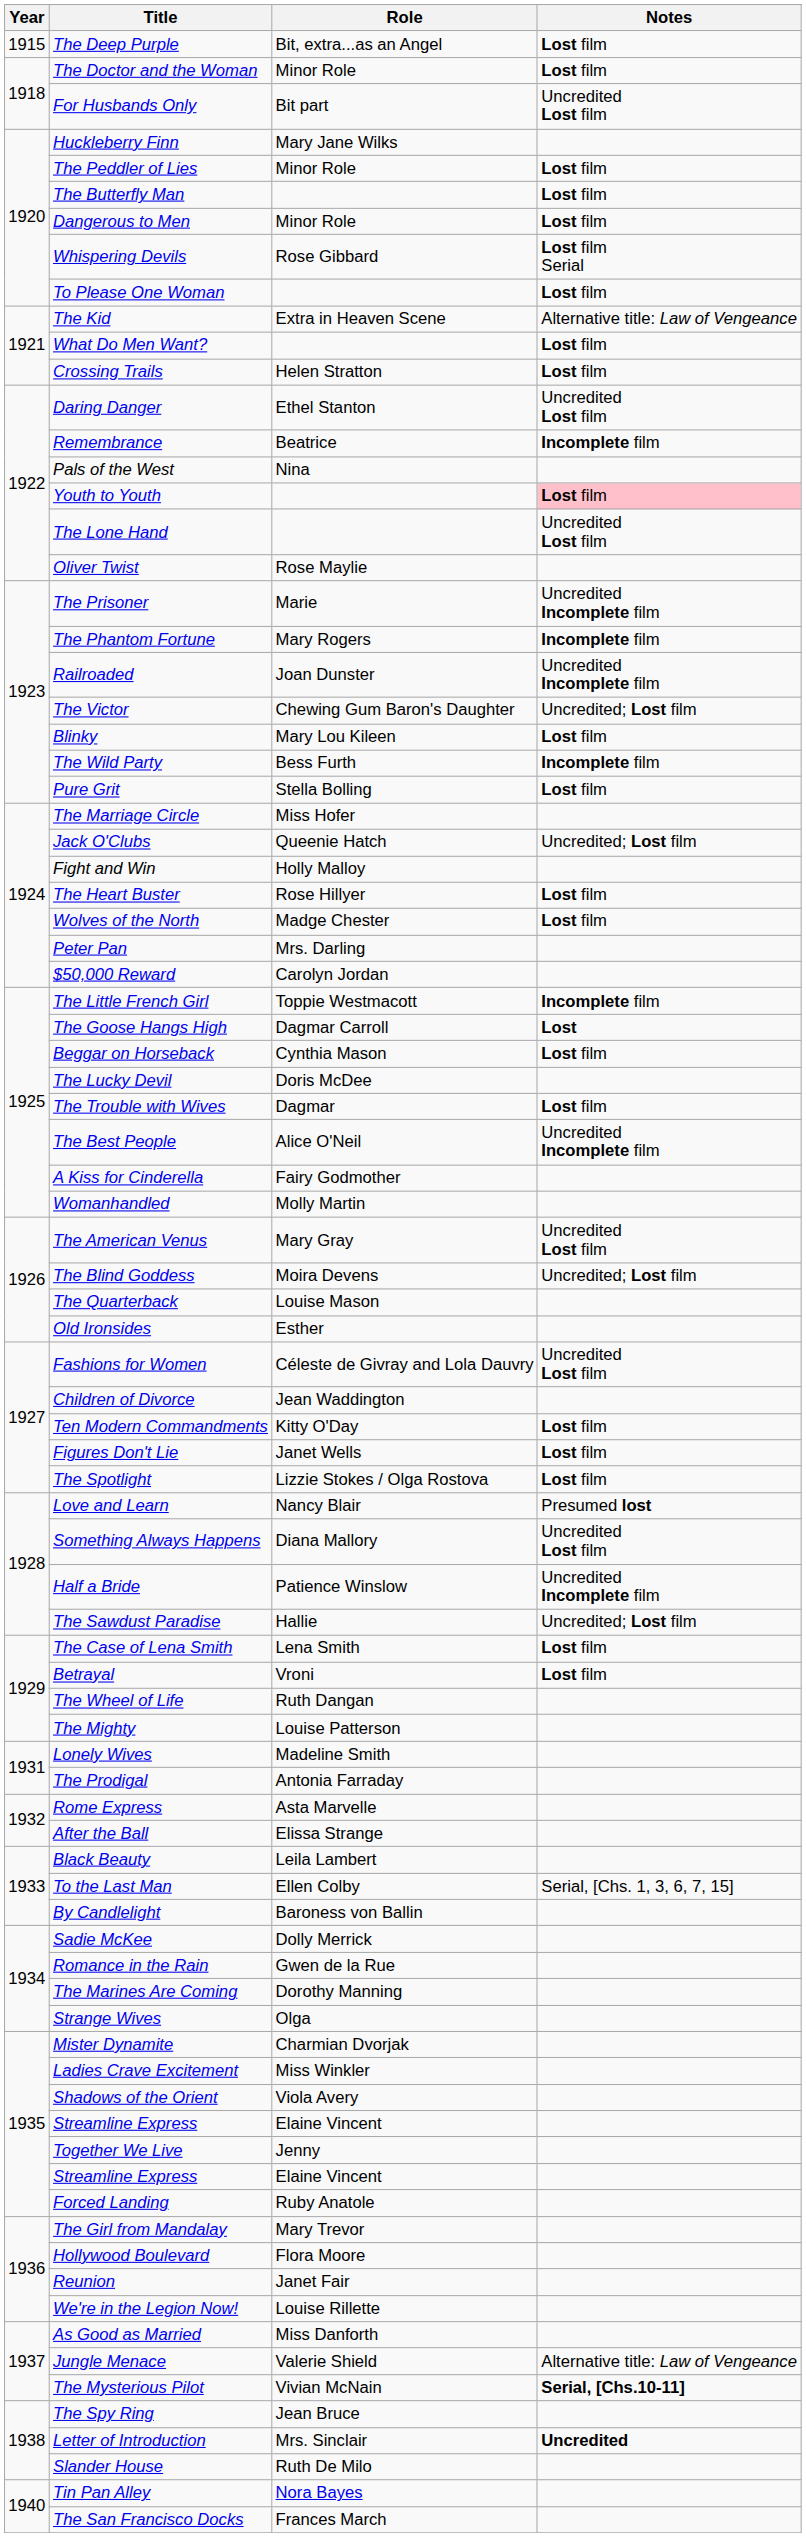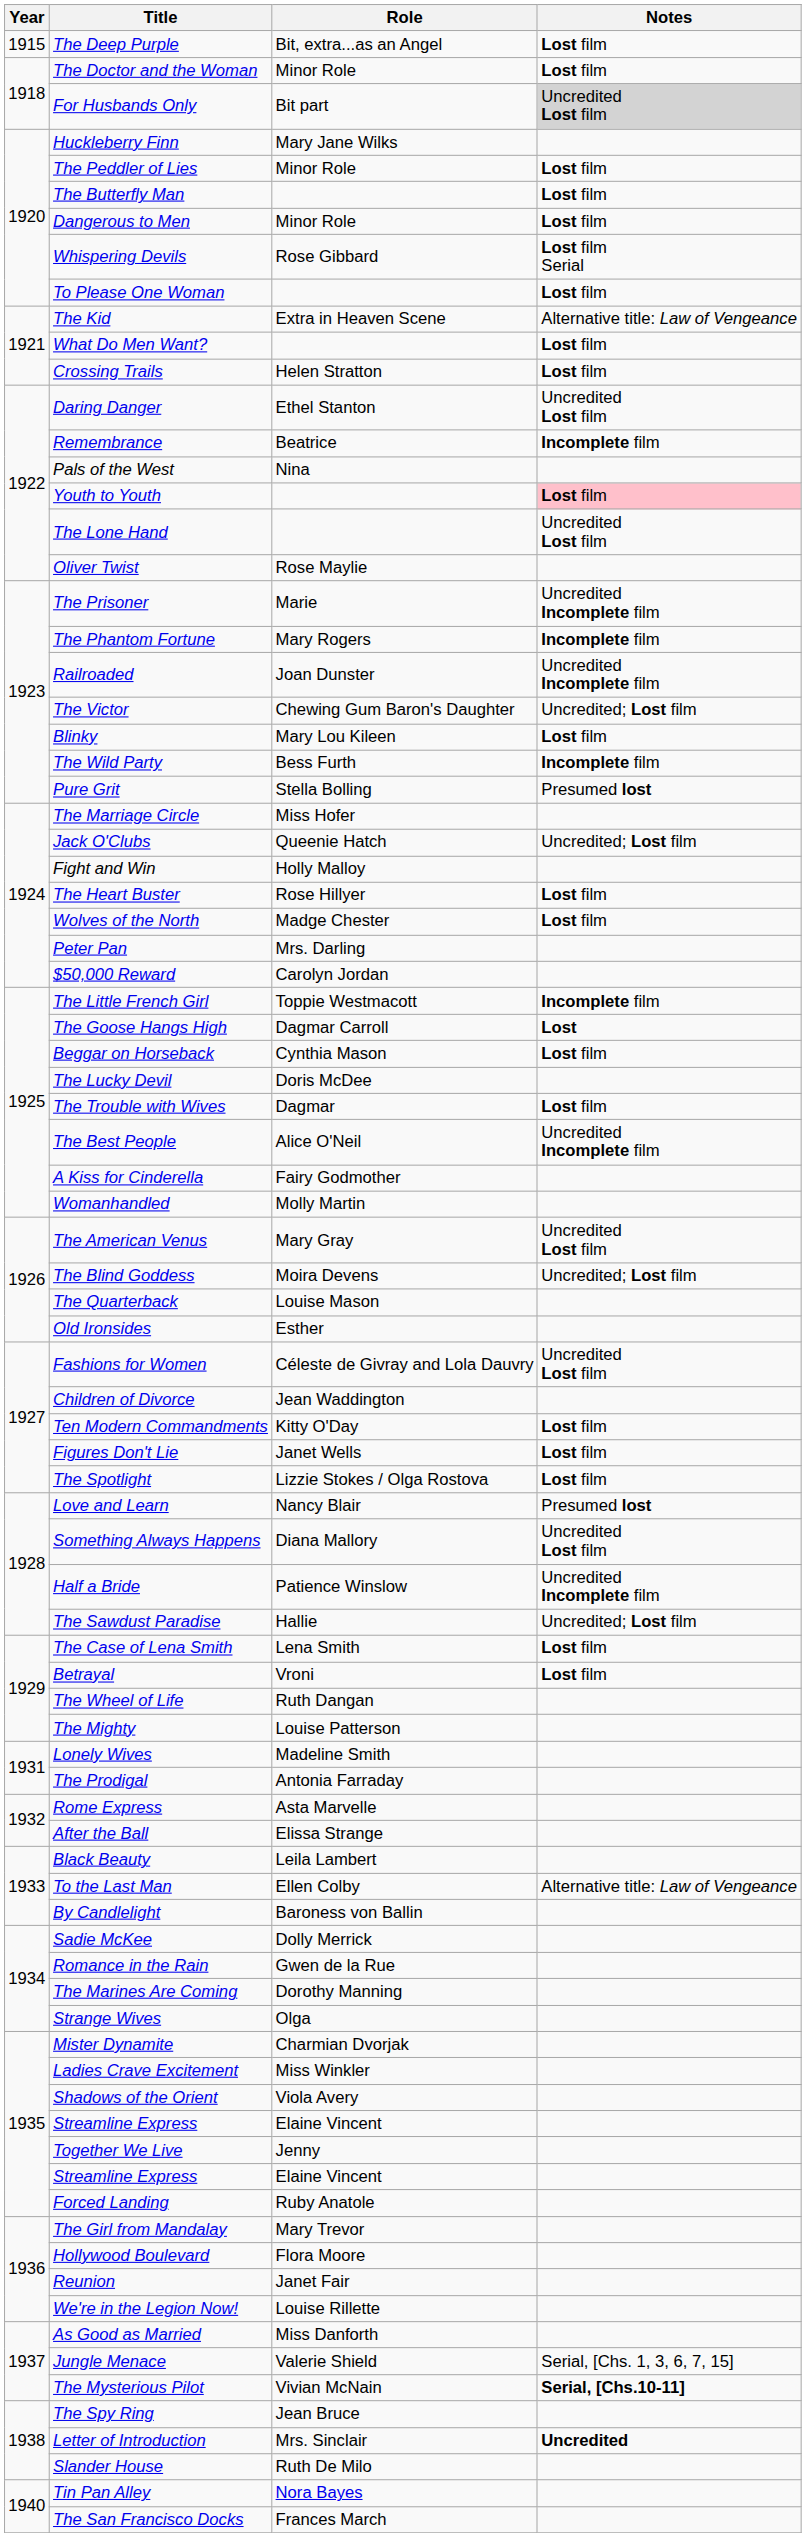(582, 106) no background -> (582, 106) lightgrey background
(574, 789) Lost film -> (596, 789) Presumed lost
(638, 1886) Serial, [Chs. 1, 3, 6, 7, 15] -> (669, 1886) Alternative title: Law of Vengeance
(669, 2361) Alternative title: Law of Vengeance -> (638, 2361) Serial, [Chs. 1, 3, 6, 7, 15]
